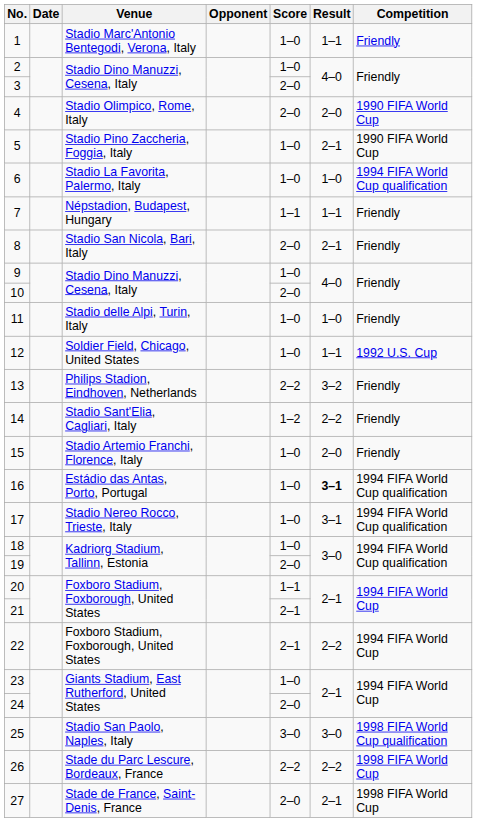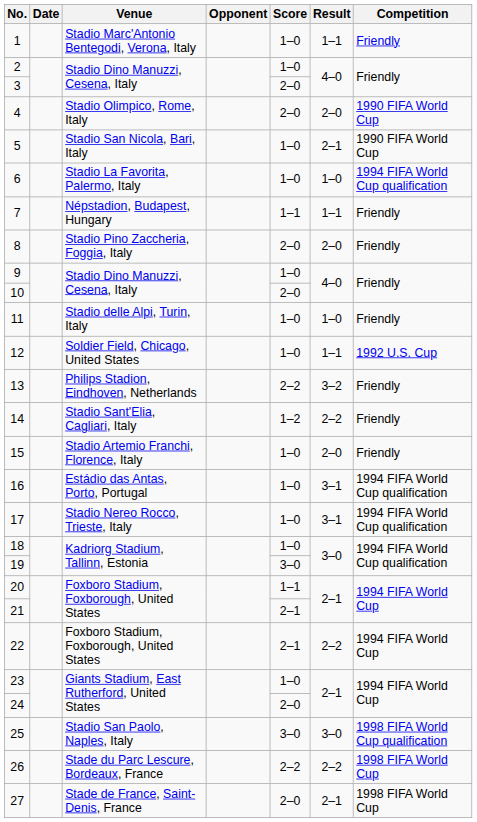(127, 146) Stadio Pino Zaccheria, Foggia, Italy -> (130, 146) Stadio San Nicola, Bari, Italy
(130, 246) Stadio San Nicola, Bari, Italy -> (127, 246) Stadio Pino Zaccheria, Foggia, Italy
(332, 246) 2–1 -> (332, 246) 2–0
(332, 486) bold -> (332, 486) normal
(290, 565) 2–0 -> (290, 565) 3–0
